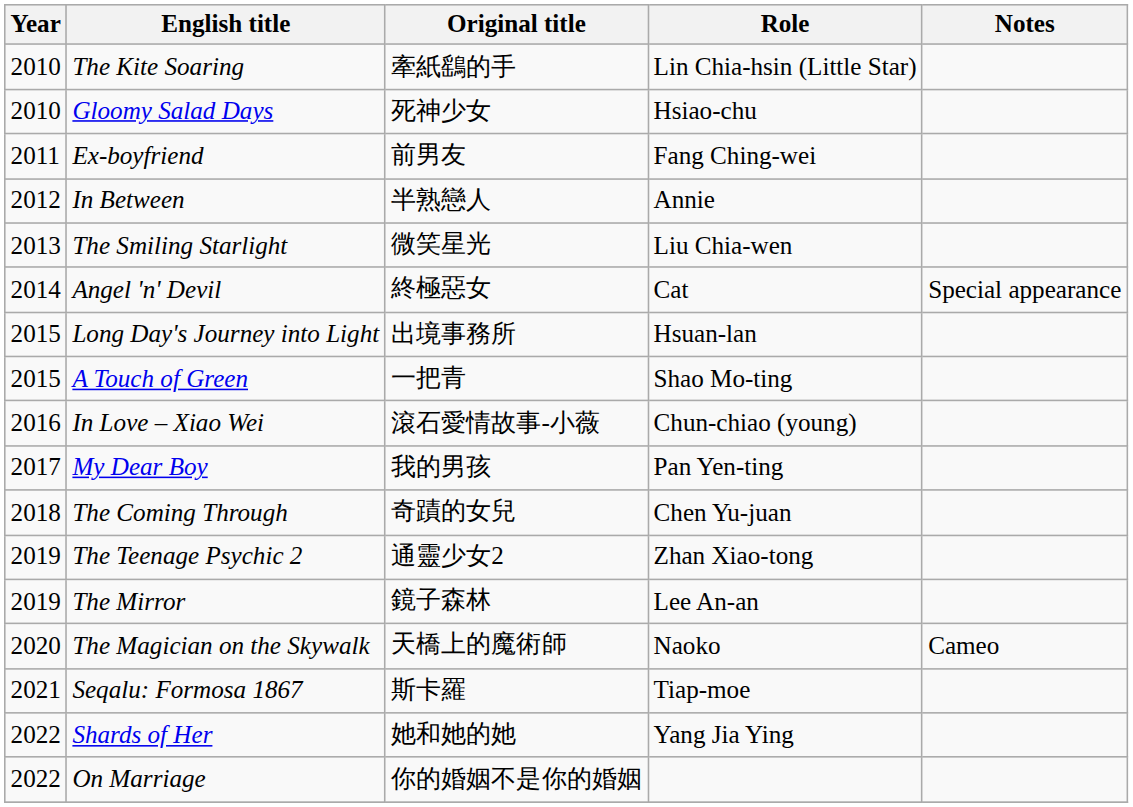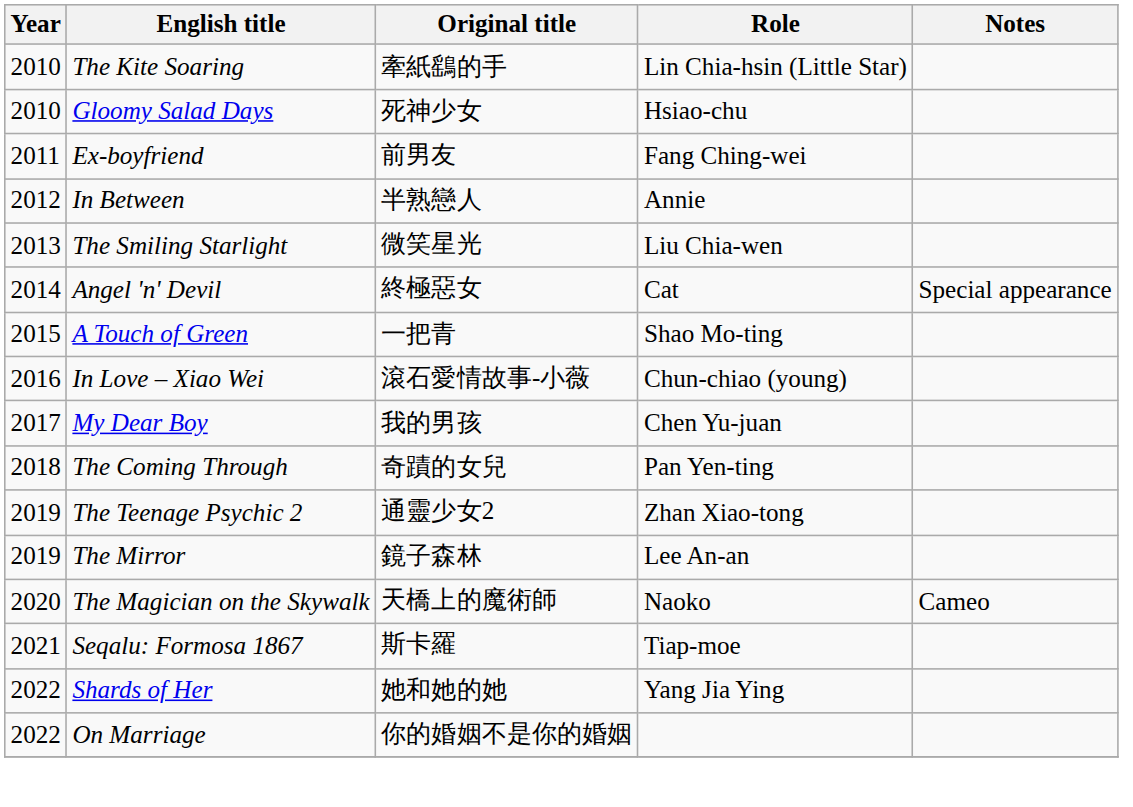- row: (226, 333)
(718, 467) Pan Yen-ting -> (713, 423) Chen Yu-juan
(723, 512) Chen Yu-juan -> (709, 467) Pan Yen-ting
